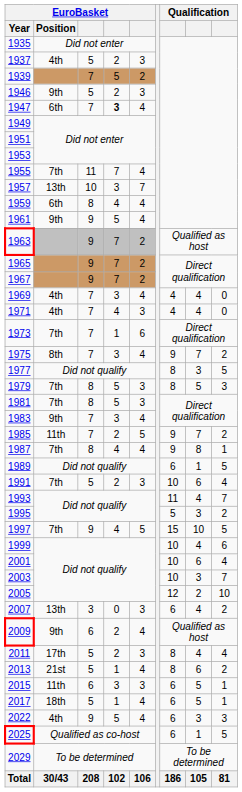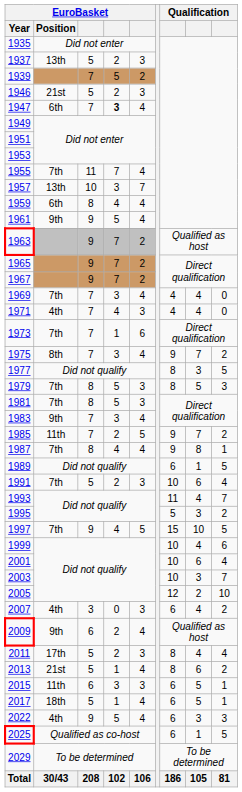(56, 60) 4th -> (56, 60) 13th
(56, 92) 9th -> (56, 92) 21st
(56, 296) 4th -> (56, 296) 7th
(56, 610) 13th -> (56, 610) 4th
